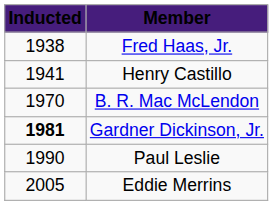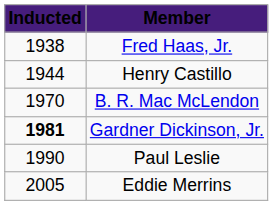(45, 74) 1941 -> (45, 74) 1944
